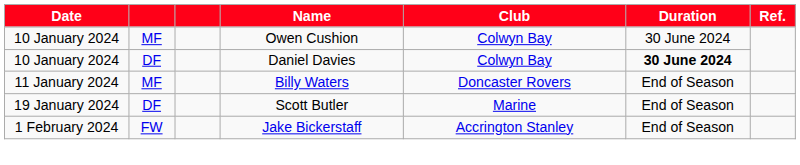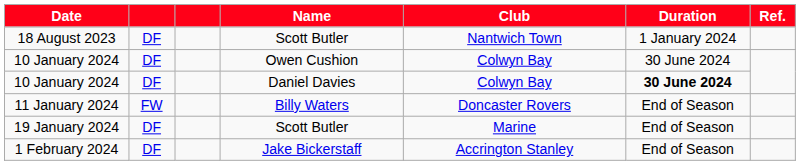+ row: (67, 38)
(152, 38) MF -> (152, 61) DF
(152, 83) MF -> (152, 105) FW
(152, 128) FW -> (152, 150) DF
